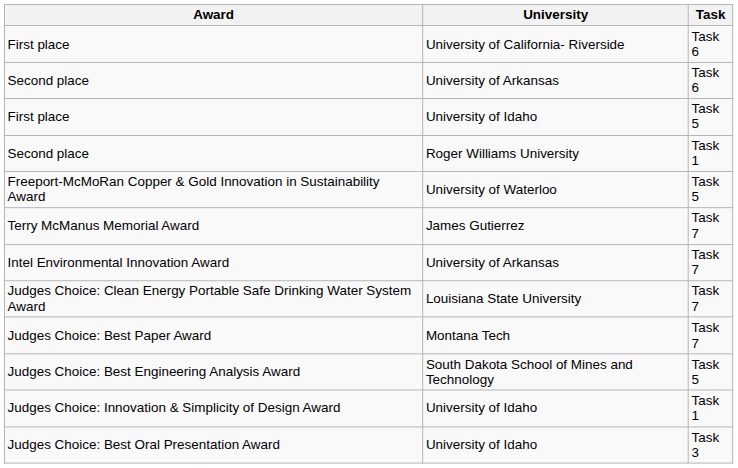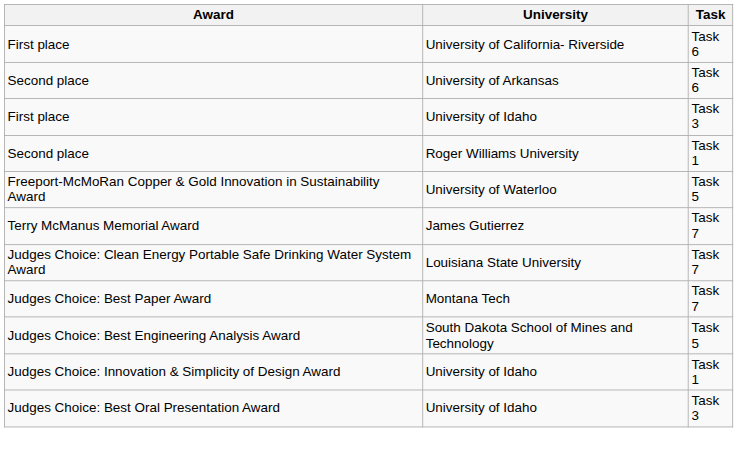(705, 116) Task 5 -> (705, 116) Task 3
- row: (118, 262)
